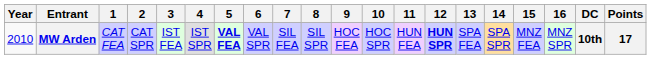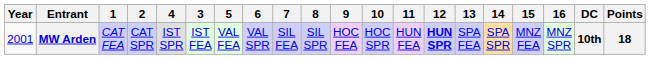columns swapped: (171, 13) <-> (200, 13)
(20, 38) 2010 -> (20, 38) 2001
(229, 38) bold -> (229, 38) normal
(625, 38) 17 -> (625, 38) 18
